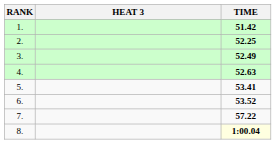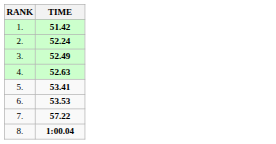- column: (128, 12)
(246, 42) 52.25 -> (60, 42) 52.24
(246, 102) 53.52 -> (60, 102) 53.53
(246, 132) lightyellow background -> (60, 132) no background
